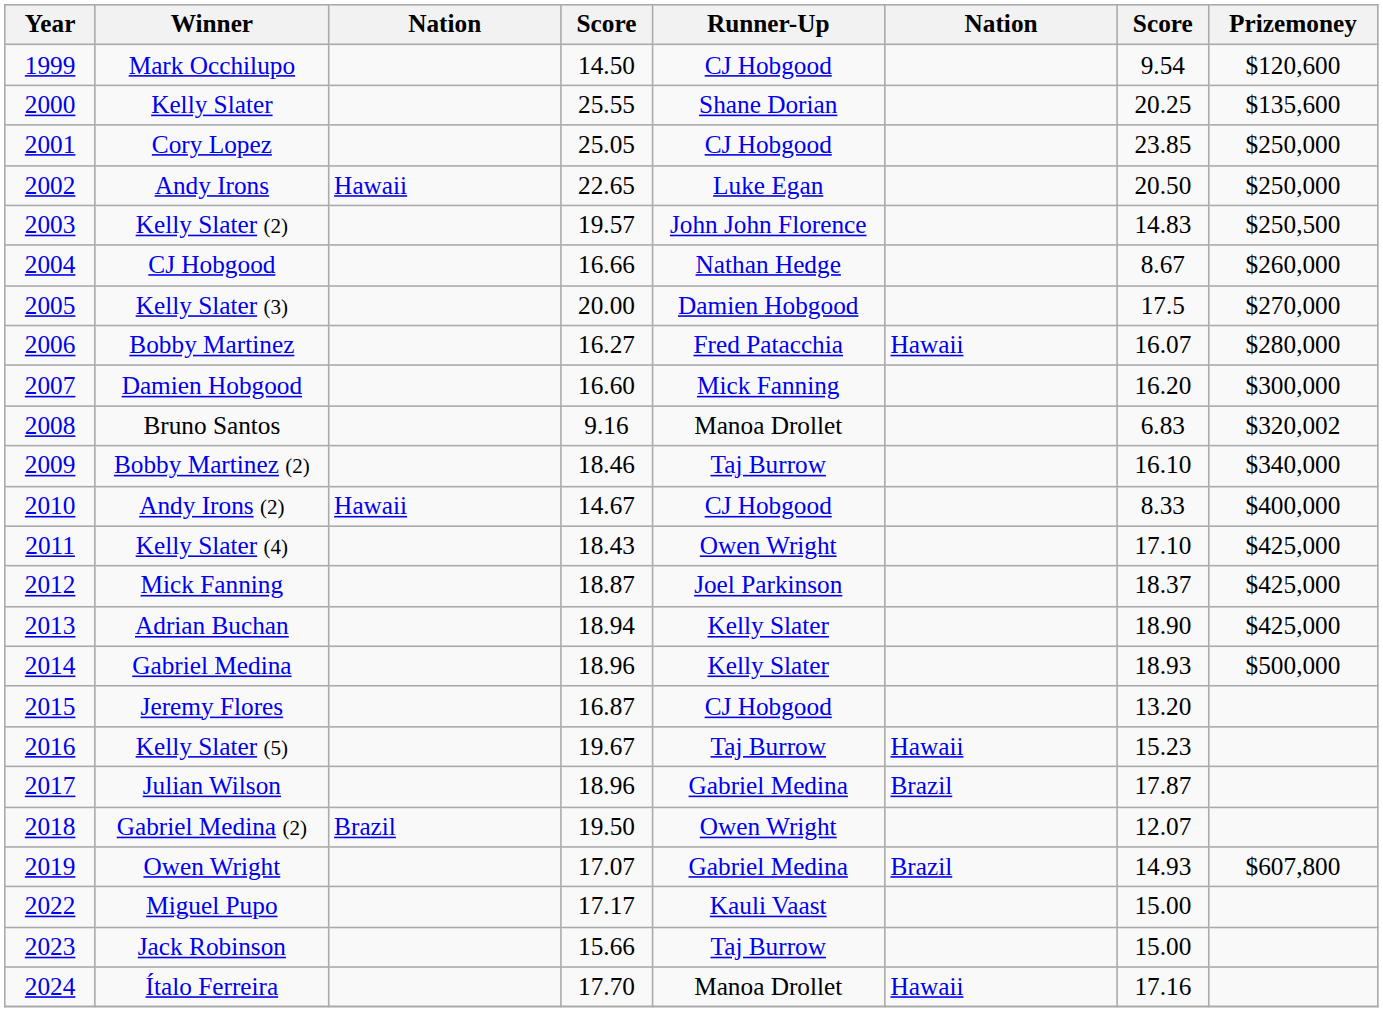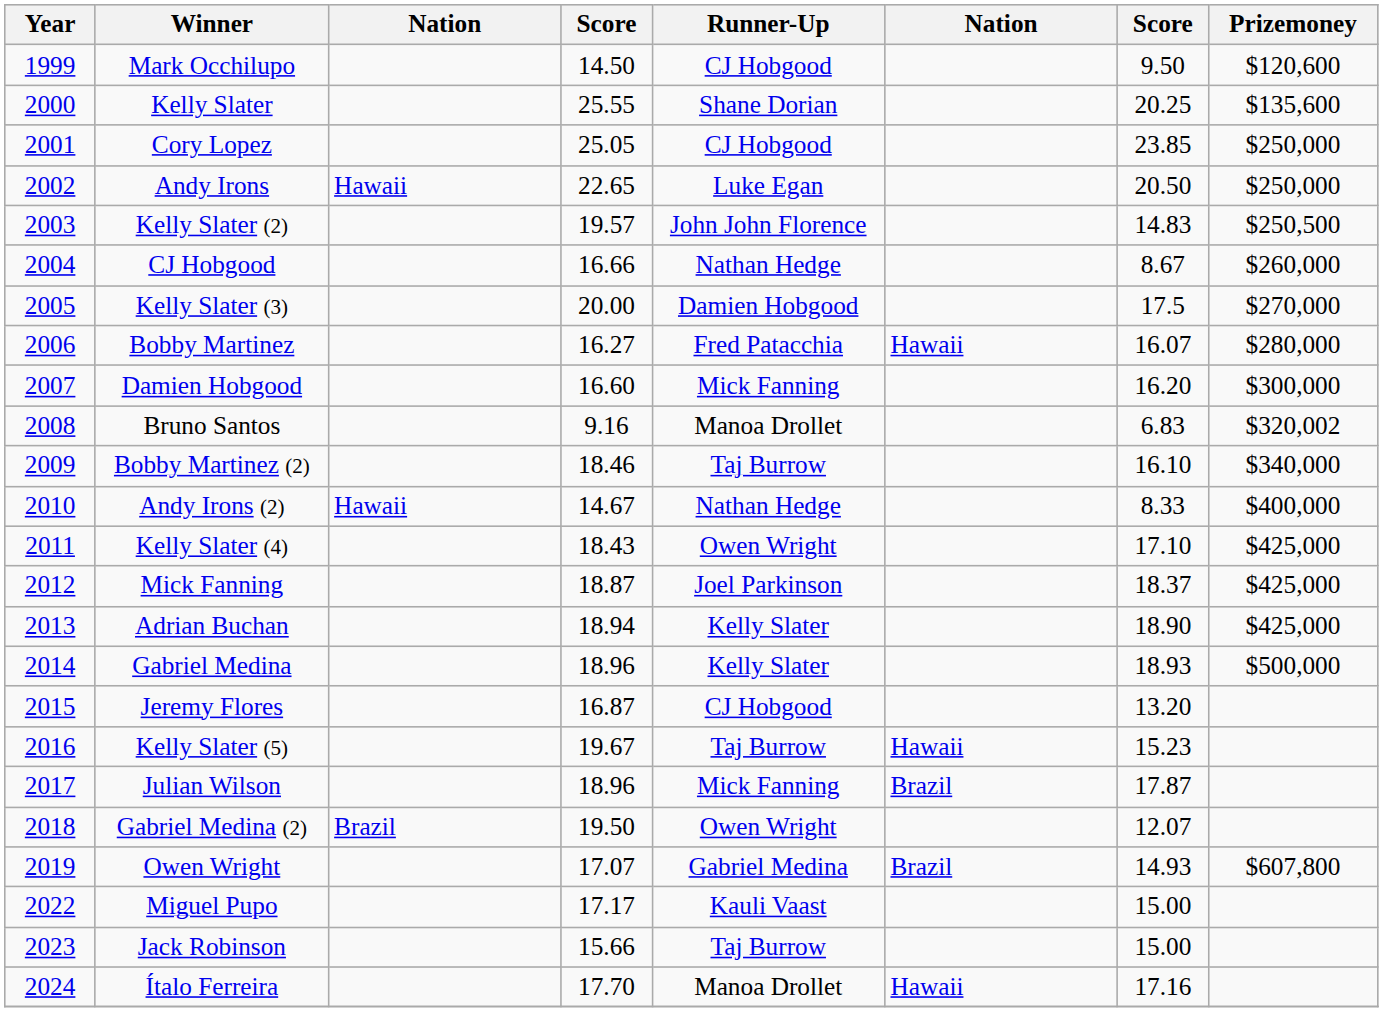(1163, 64) 9.54 -> (1163, 64) 9.50
(768, 505) CJ Hobgood -> (768, 505) Nathan Hedge
(768, 786) Gabriel Medina -> (768, 786) Mick Fanning
